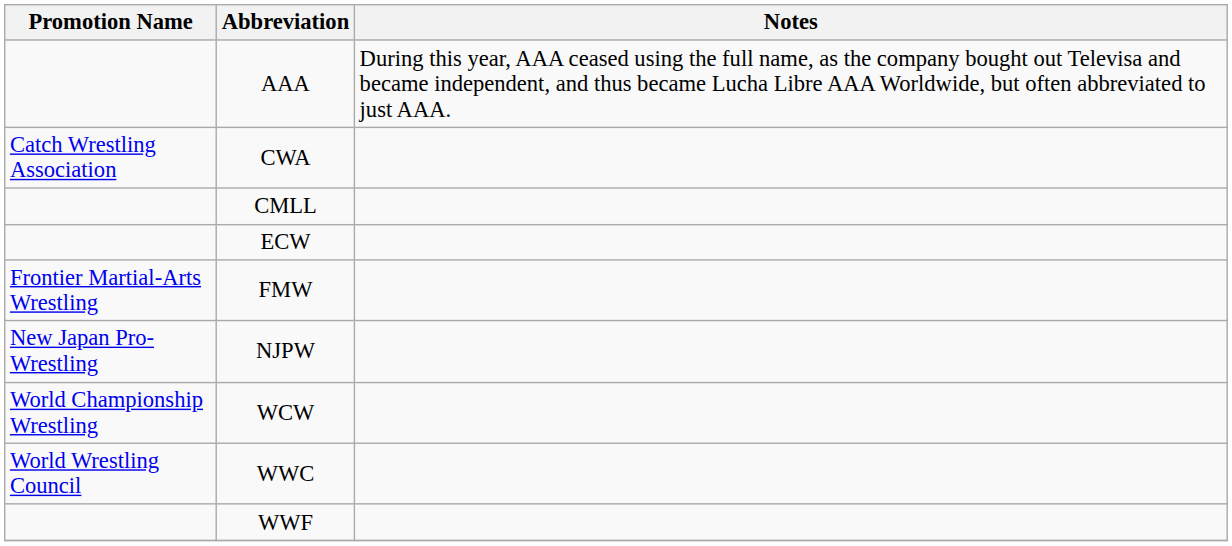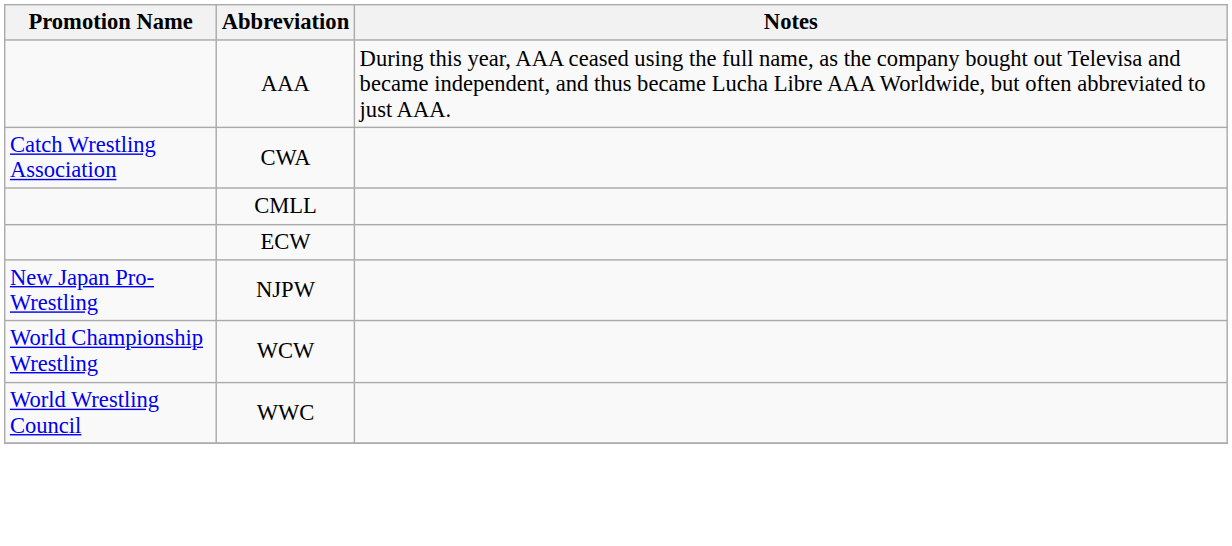- row: (285, 290)
- row: (285, 522)
